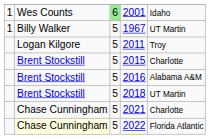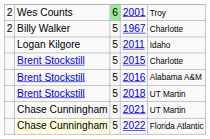(10, 12) 1 -> (10, 12) 2
(160, 12) Idaho -> (158, 12) Troy
(10, 28) 1 -> (10, 28) 2
(168, 29) UT Martin -> (166, 29) Charlotte
(158, 45) Troy -> (160, 45) Idaho
(166, 110) Charlotte -> (168, 110) UT Martin
